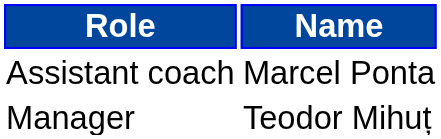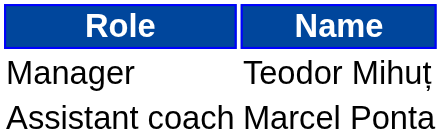rows swapped: (71, 117) <-> (120, 72)
